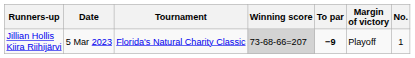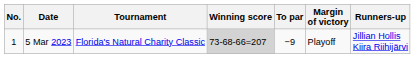columns swapped: (401, 17) <-> (34, 17)
(330, 41) bold -> (290, 41) normal
